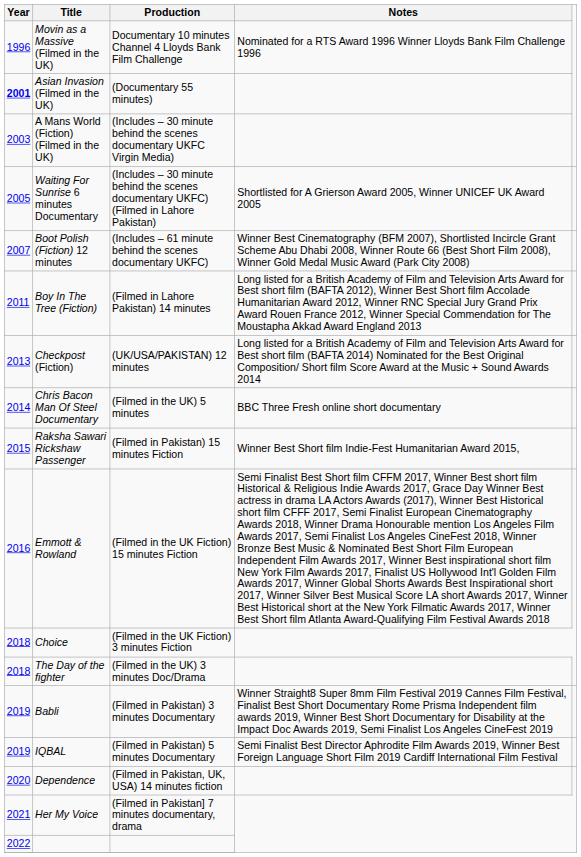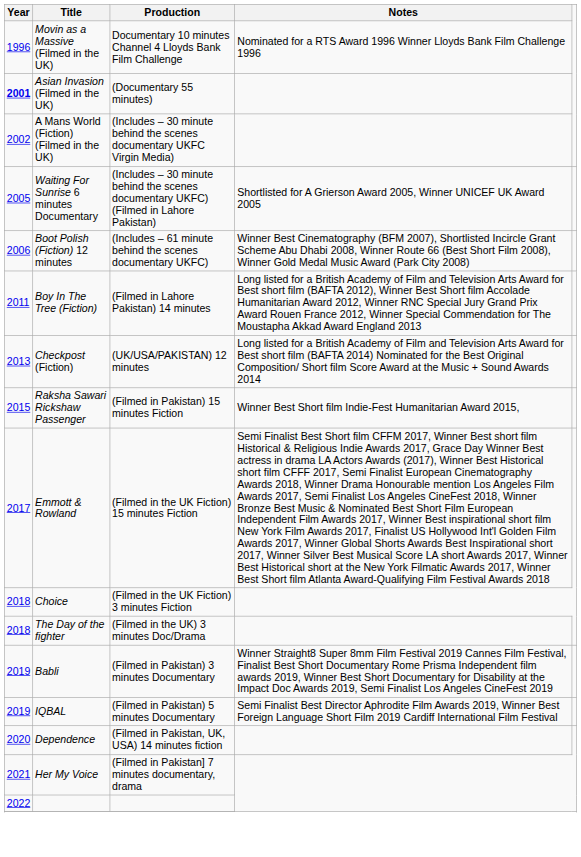(19, 140) 2003 -> (19, 140) 2002
(19, 251) 2007 -> (19, 251) 2006
- row: (67, 408)
(19, 548) 2016 -> (19, 508) 2017
